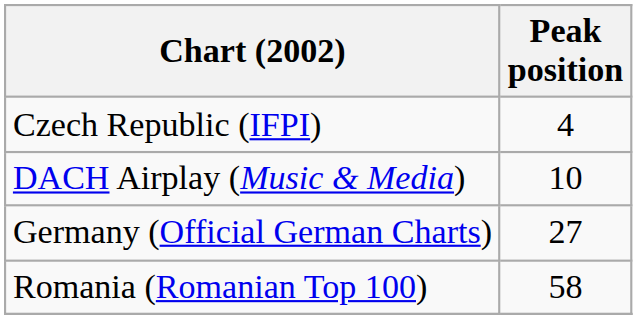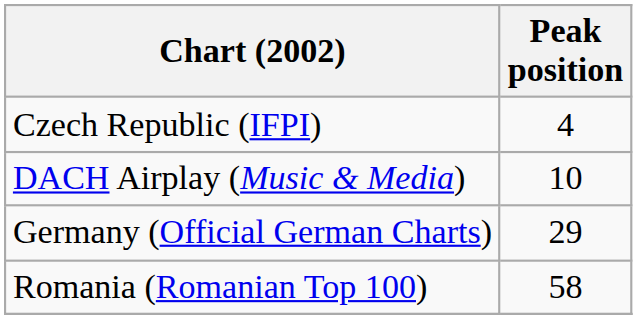(566, 232) 27 -> (566, 232) 29
